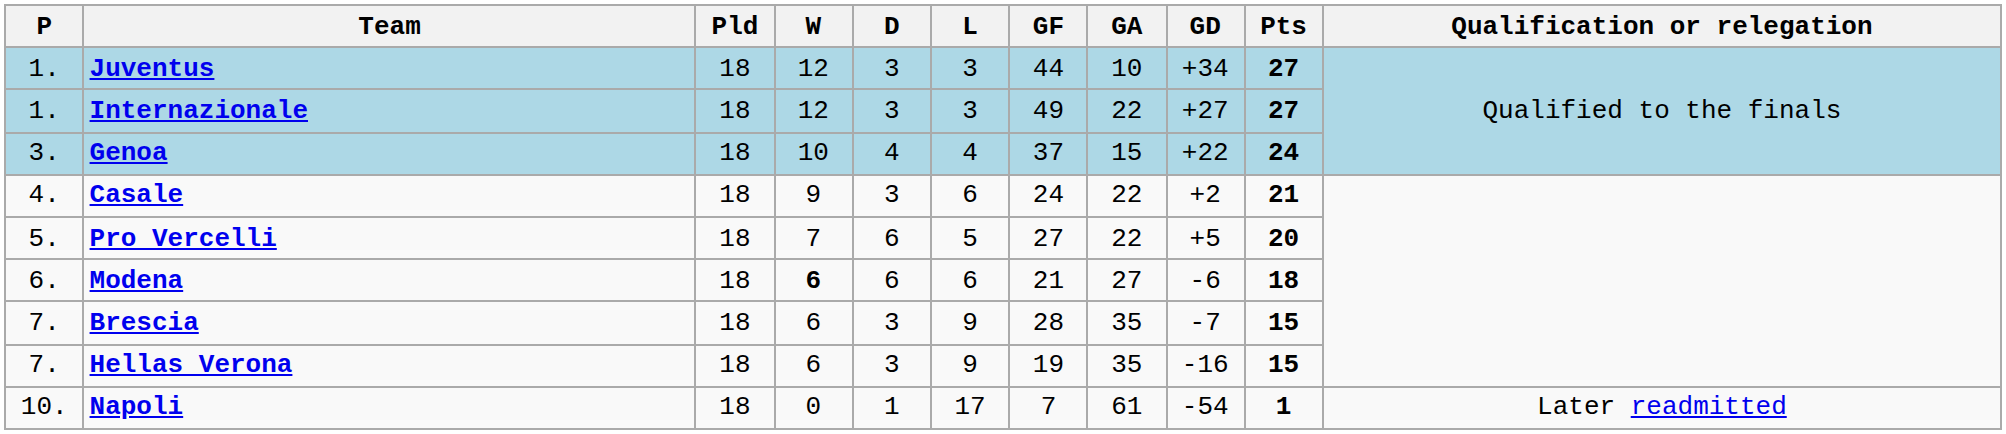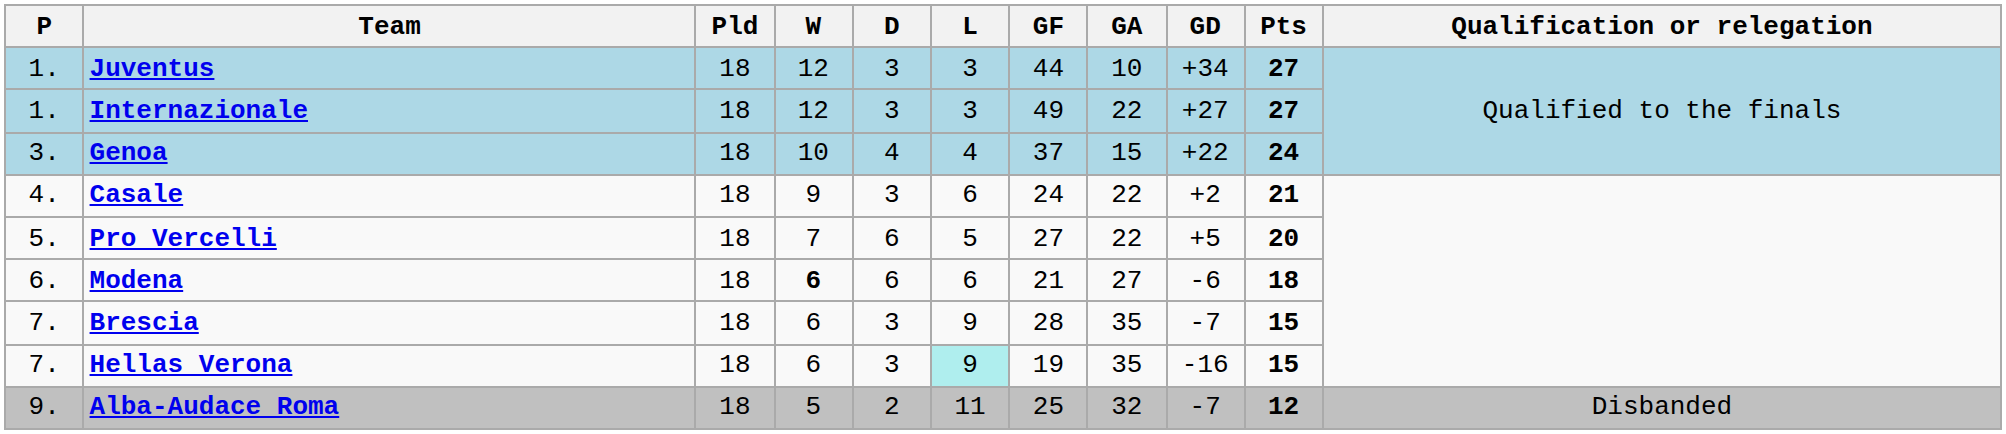(970, 365) no background -> (970, 365) paleturquoise background
+ row: (214, 408)
- row: (136, 408)
